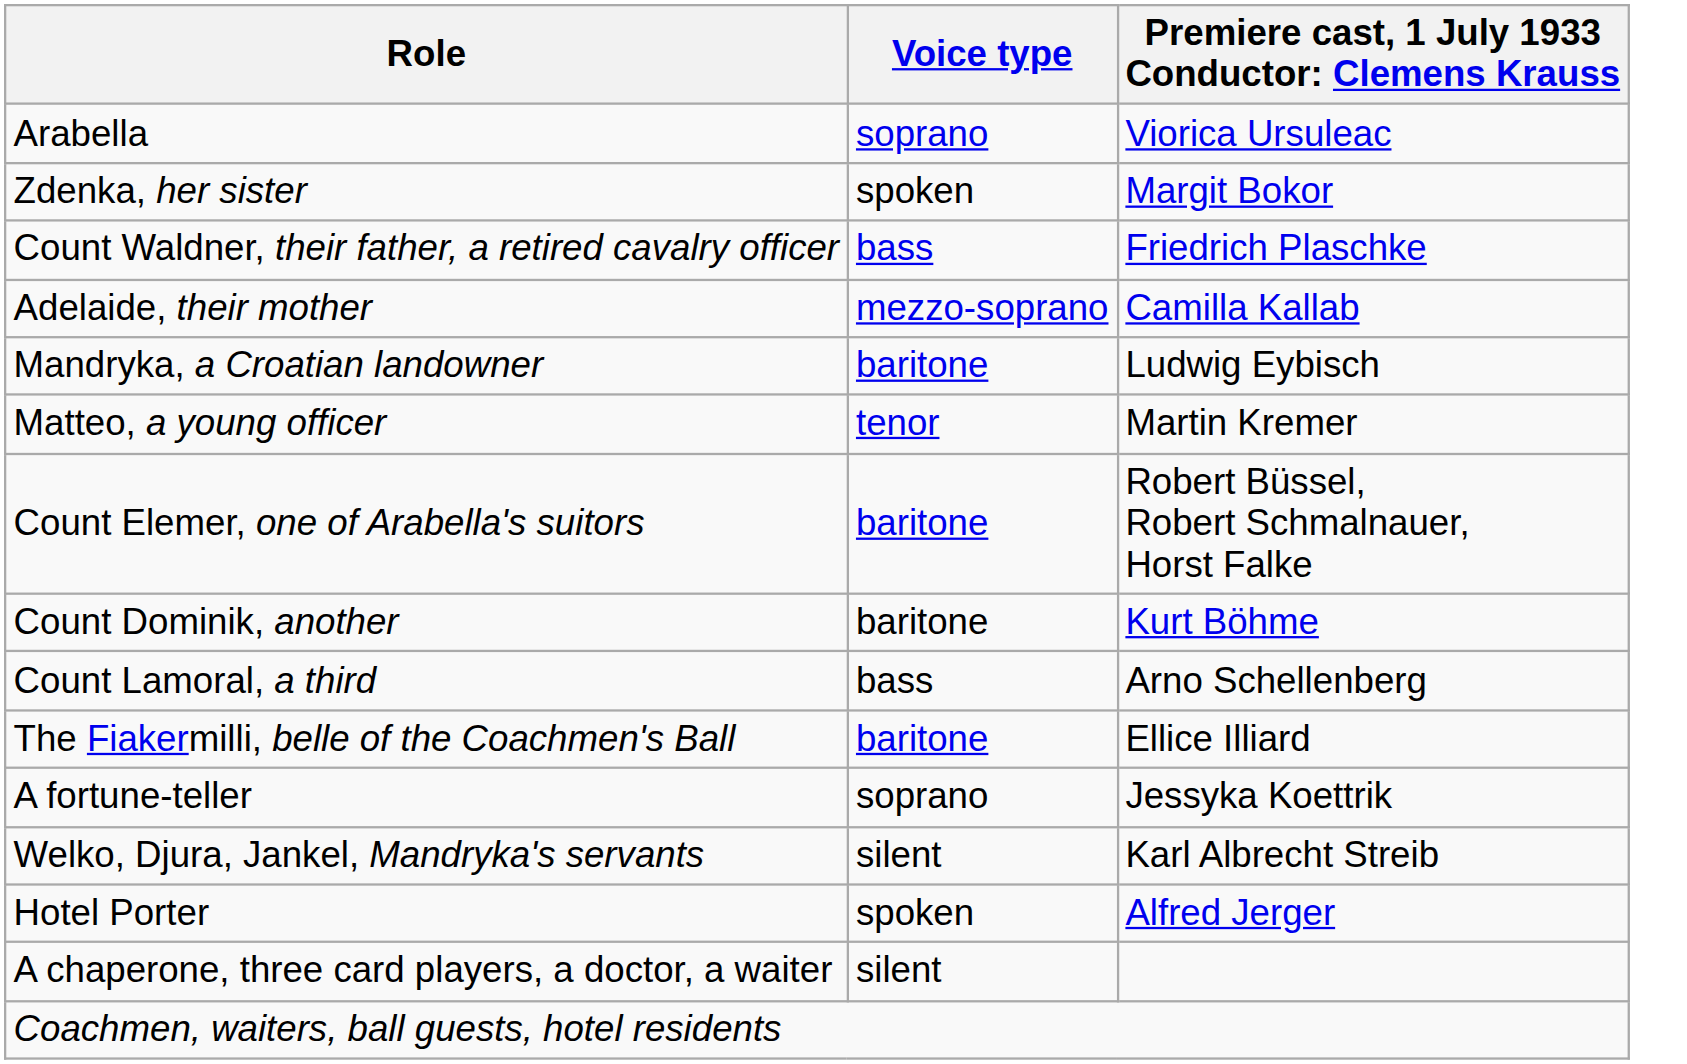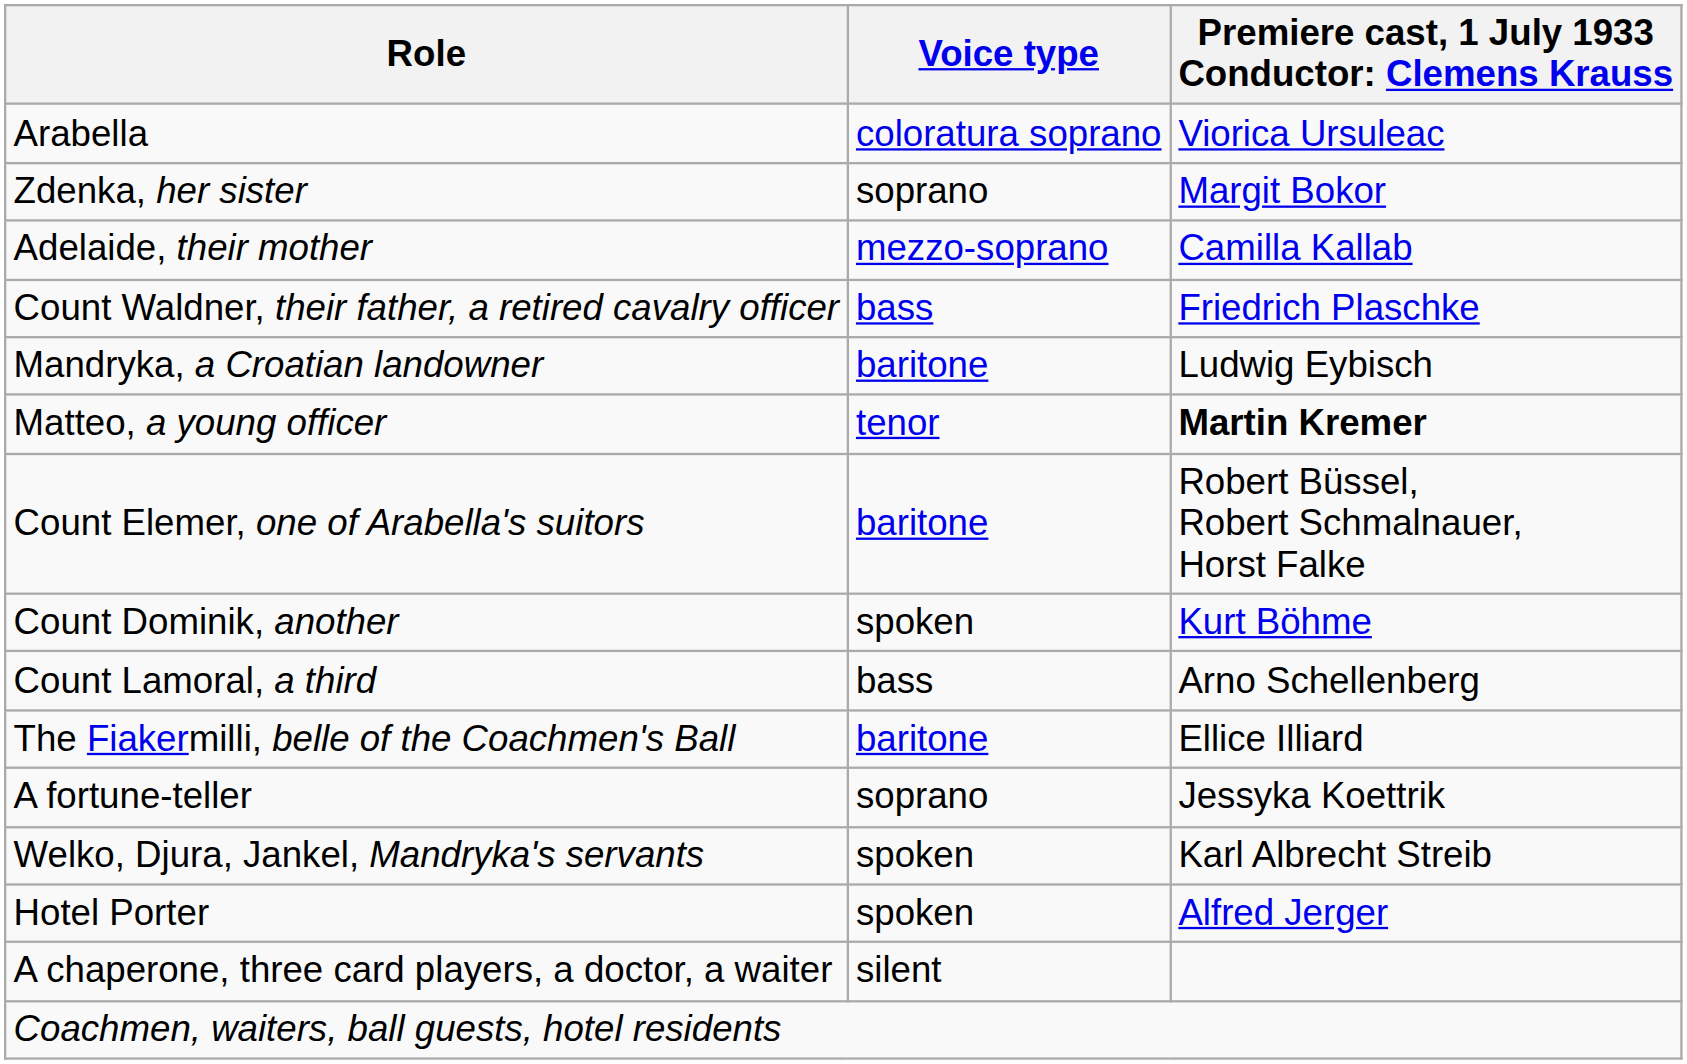(922, 132) soprano -> (1009, 132) coloratura soprano
(915, 190) spoken -> (922, 190) soprano
rows swapped: (426, 249) <-> (193, 307)
(1241, 423) normal -> (1303, 423) bold
(922, 622) baritone -> (915, 622) spoken
(899, 854) silent -> (915, 854) spoken
